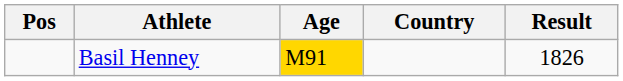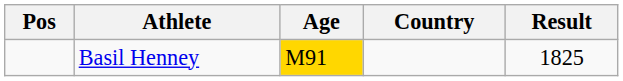(562, 57) 1826 -> (562, 57) 1825
